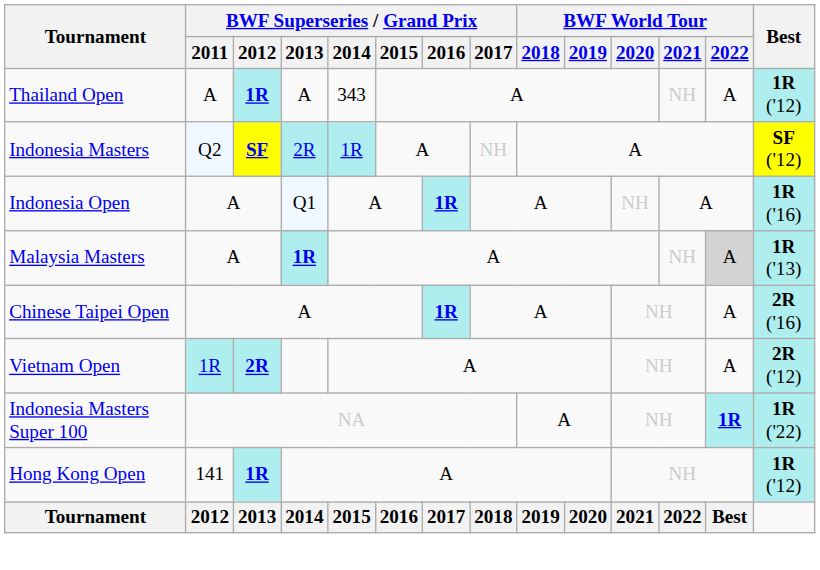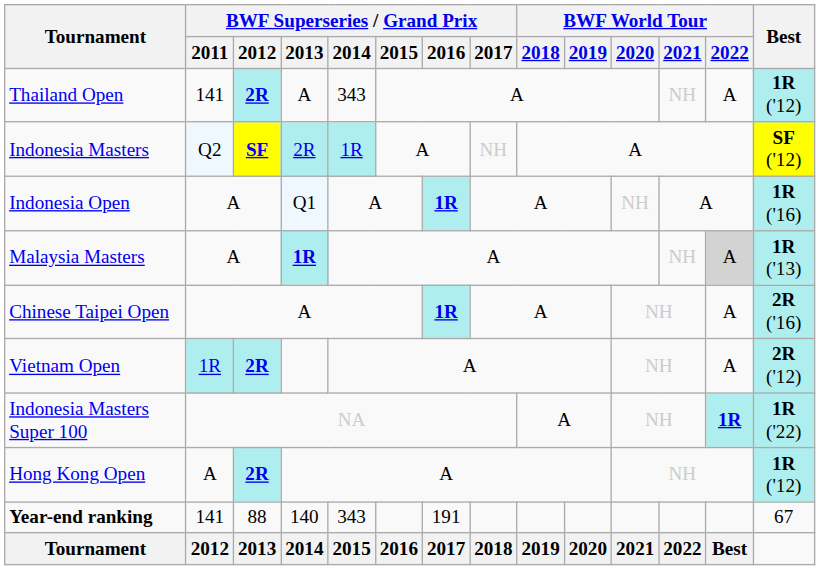(210, 95) A -> (210, 95) 141
(257, 95) 1R -> (257, 95) 2R
(210, 474) 141 -> (210, 474) A
(257, 474) 1R -> (257, 474) 2R
+ row: (81, 517)
